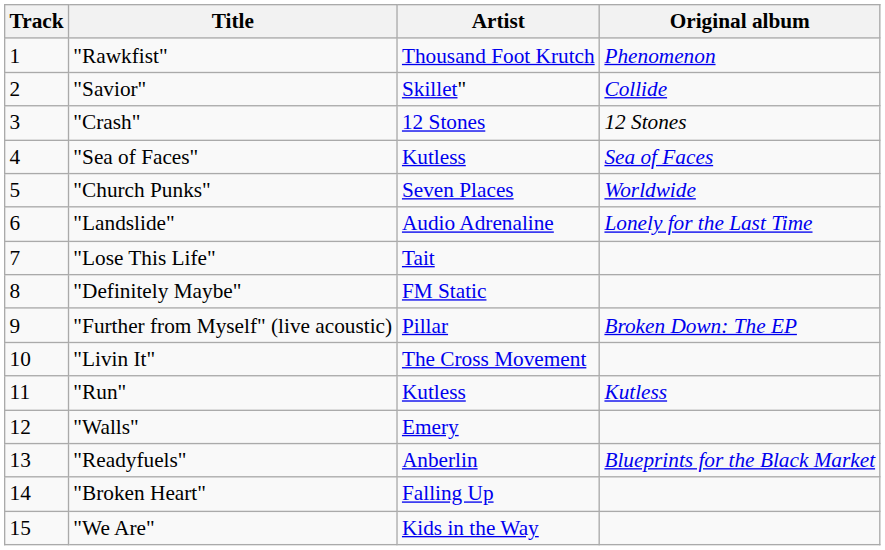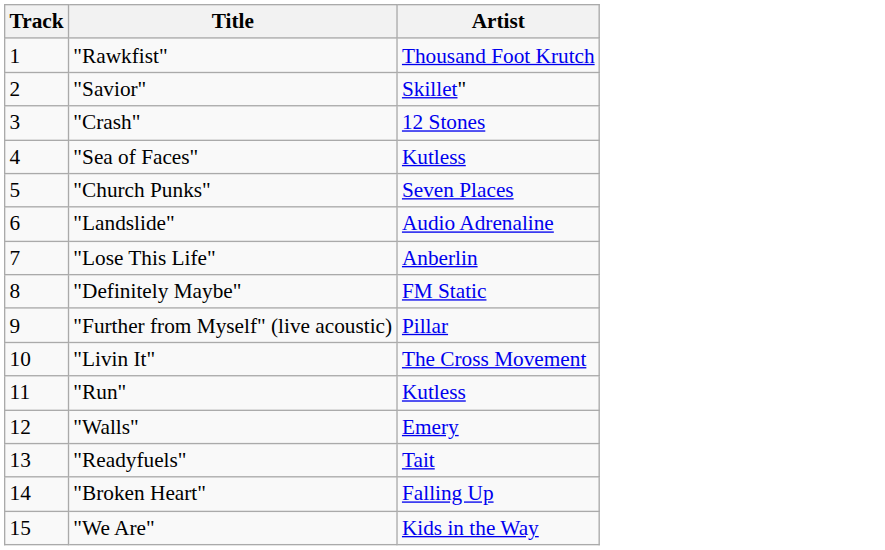- column: (740, 21)
(418, 257) Tait -> (440, 257) Anberlin
(440, 460) Anberlin -> (418, 460) Tait
